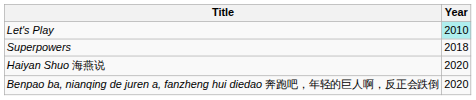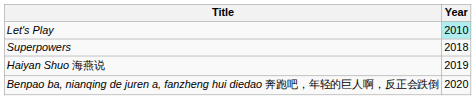(456, 65) 2020 -> (456, 65) 2019
